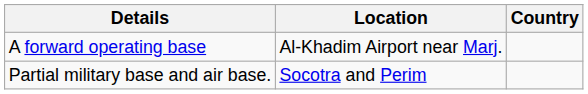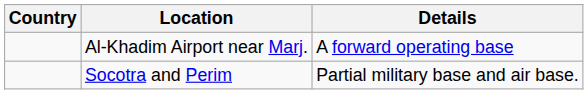columns swapped: (545, 18) <-> (140, 18)
